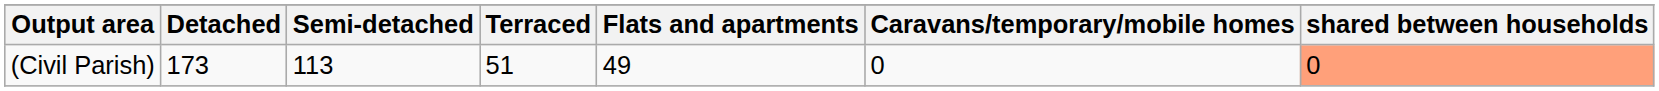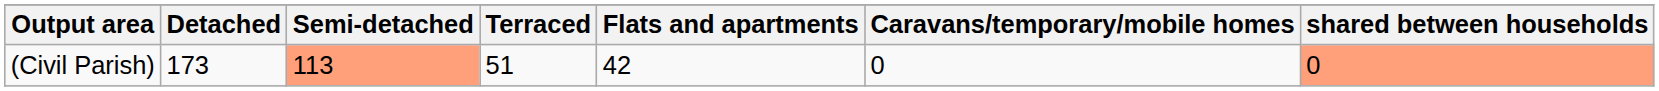(313, 65) no background -> (313, 65) lightsalmon background
(617, 65) 49 -> (617, 65) 42
